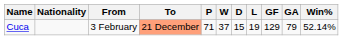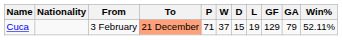(319, 27) 52.14% -> (319, 27) 52.11%
